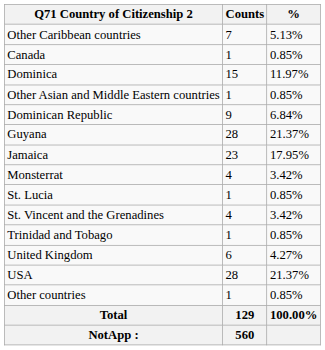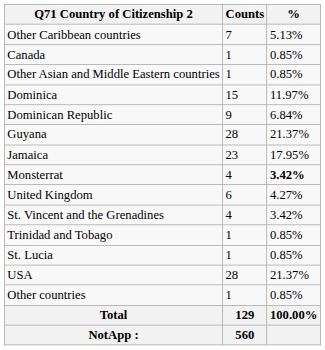rows swapped: (113, 94) <-> (32, 74)
(286, 174) normal -> (287, 174) bold
rows swapped: (30, 194) <-> (50, 255)
